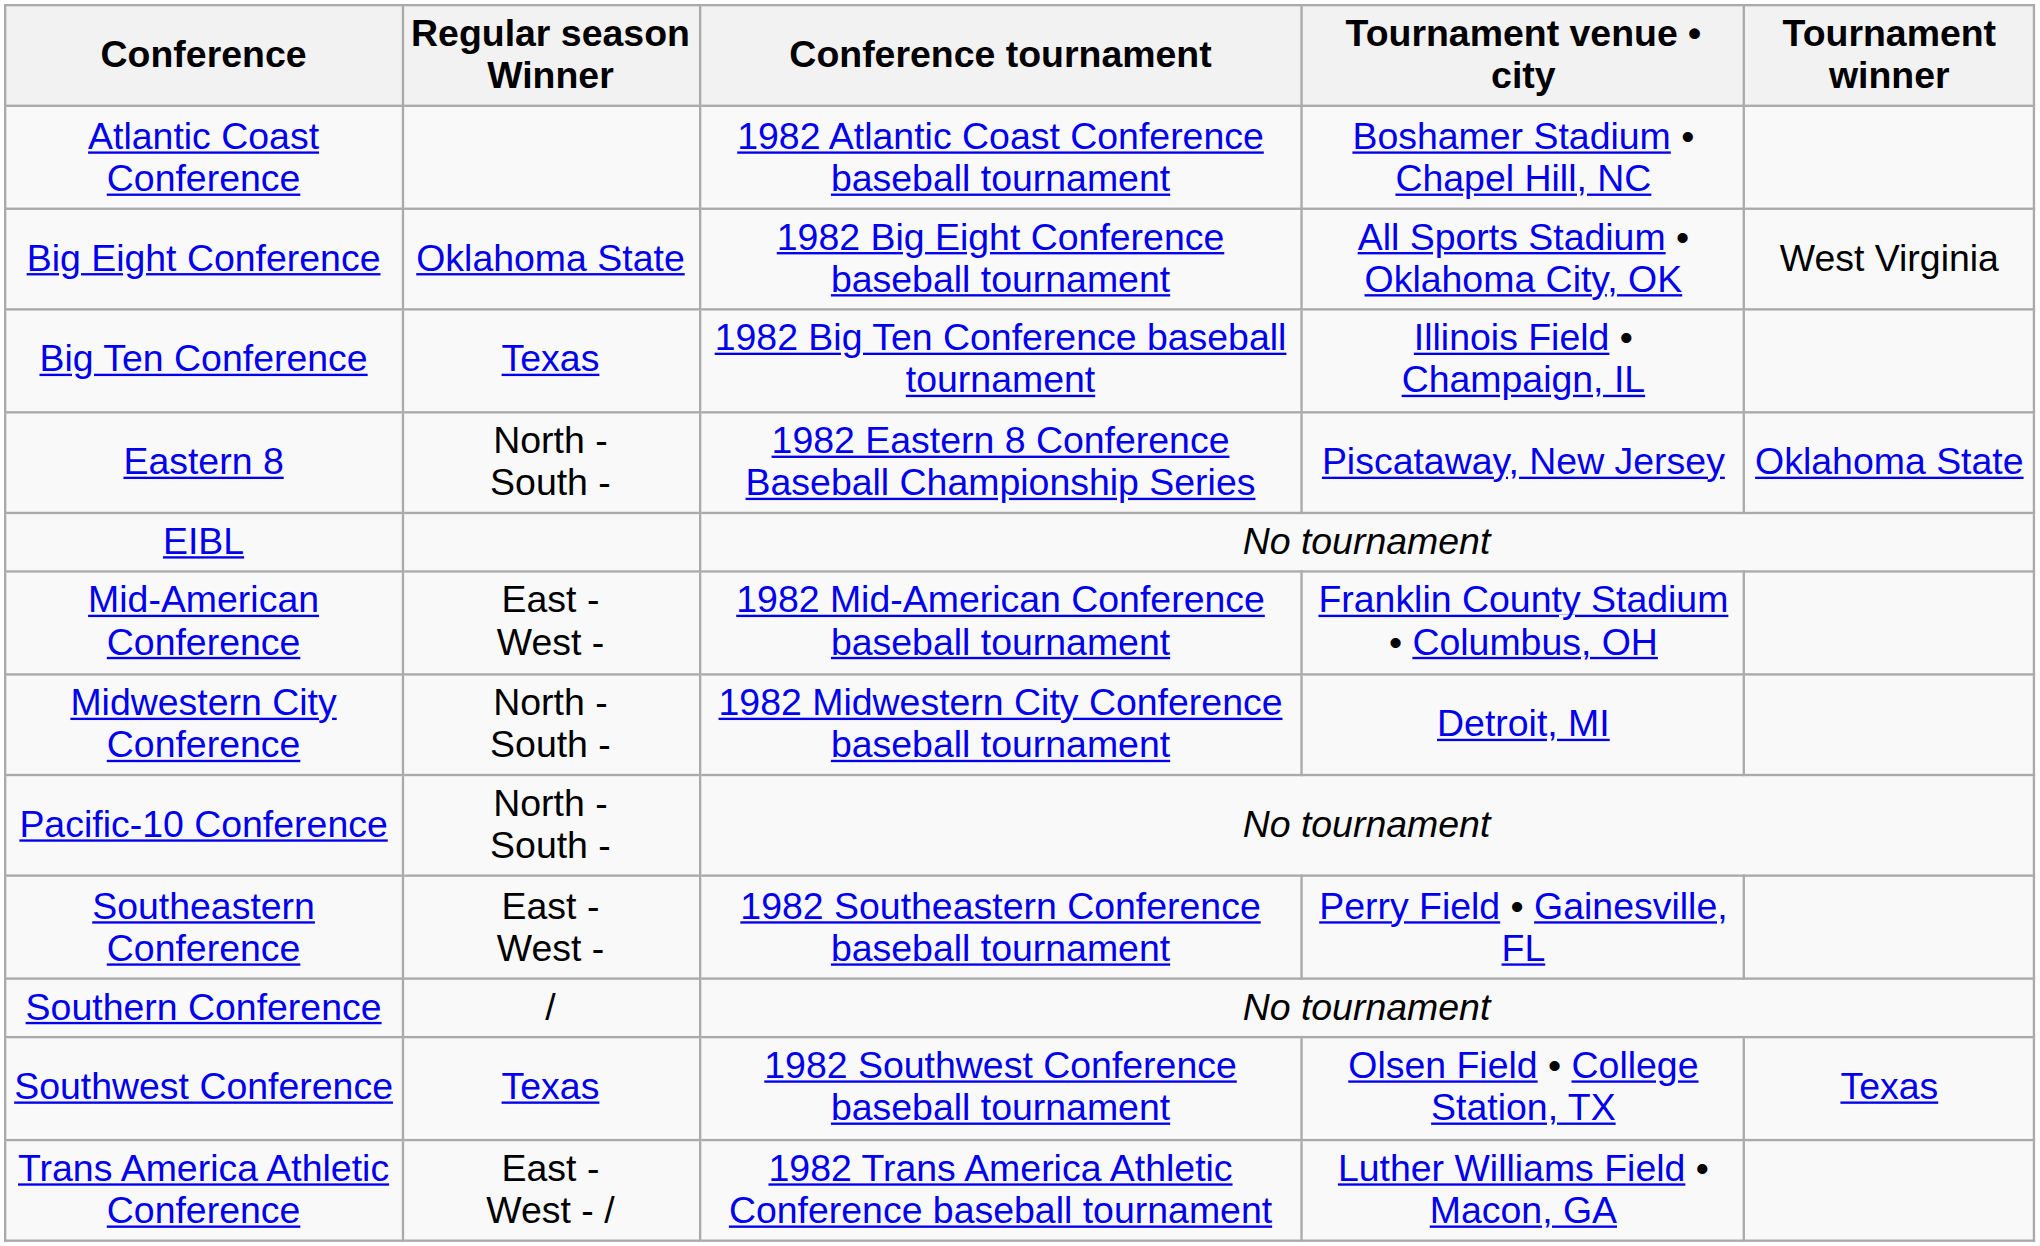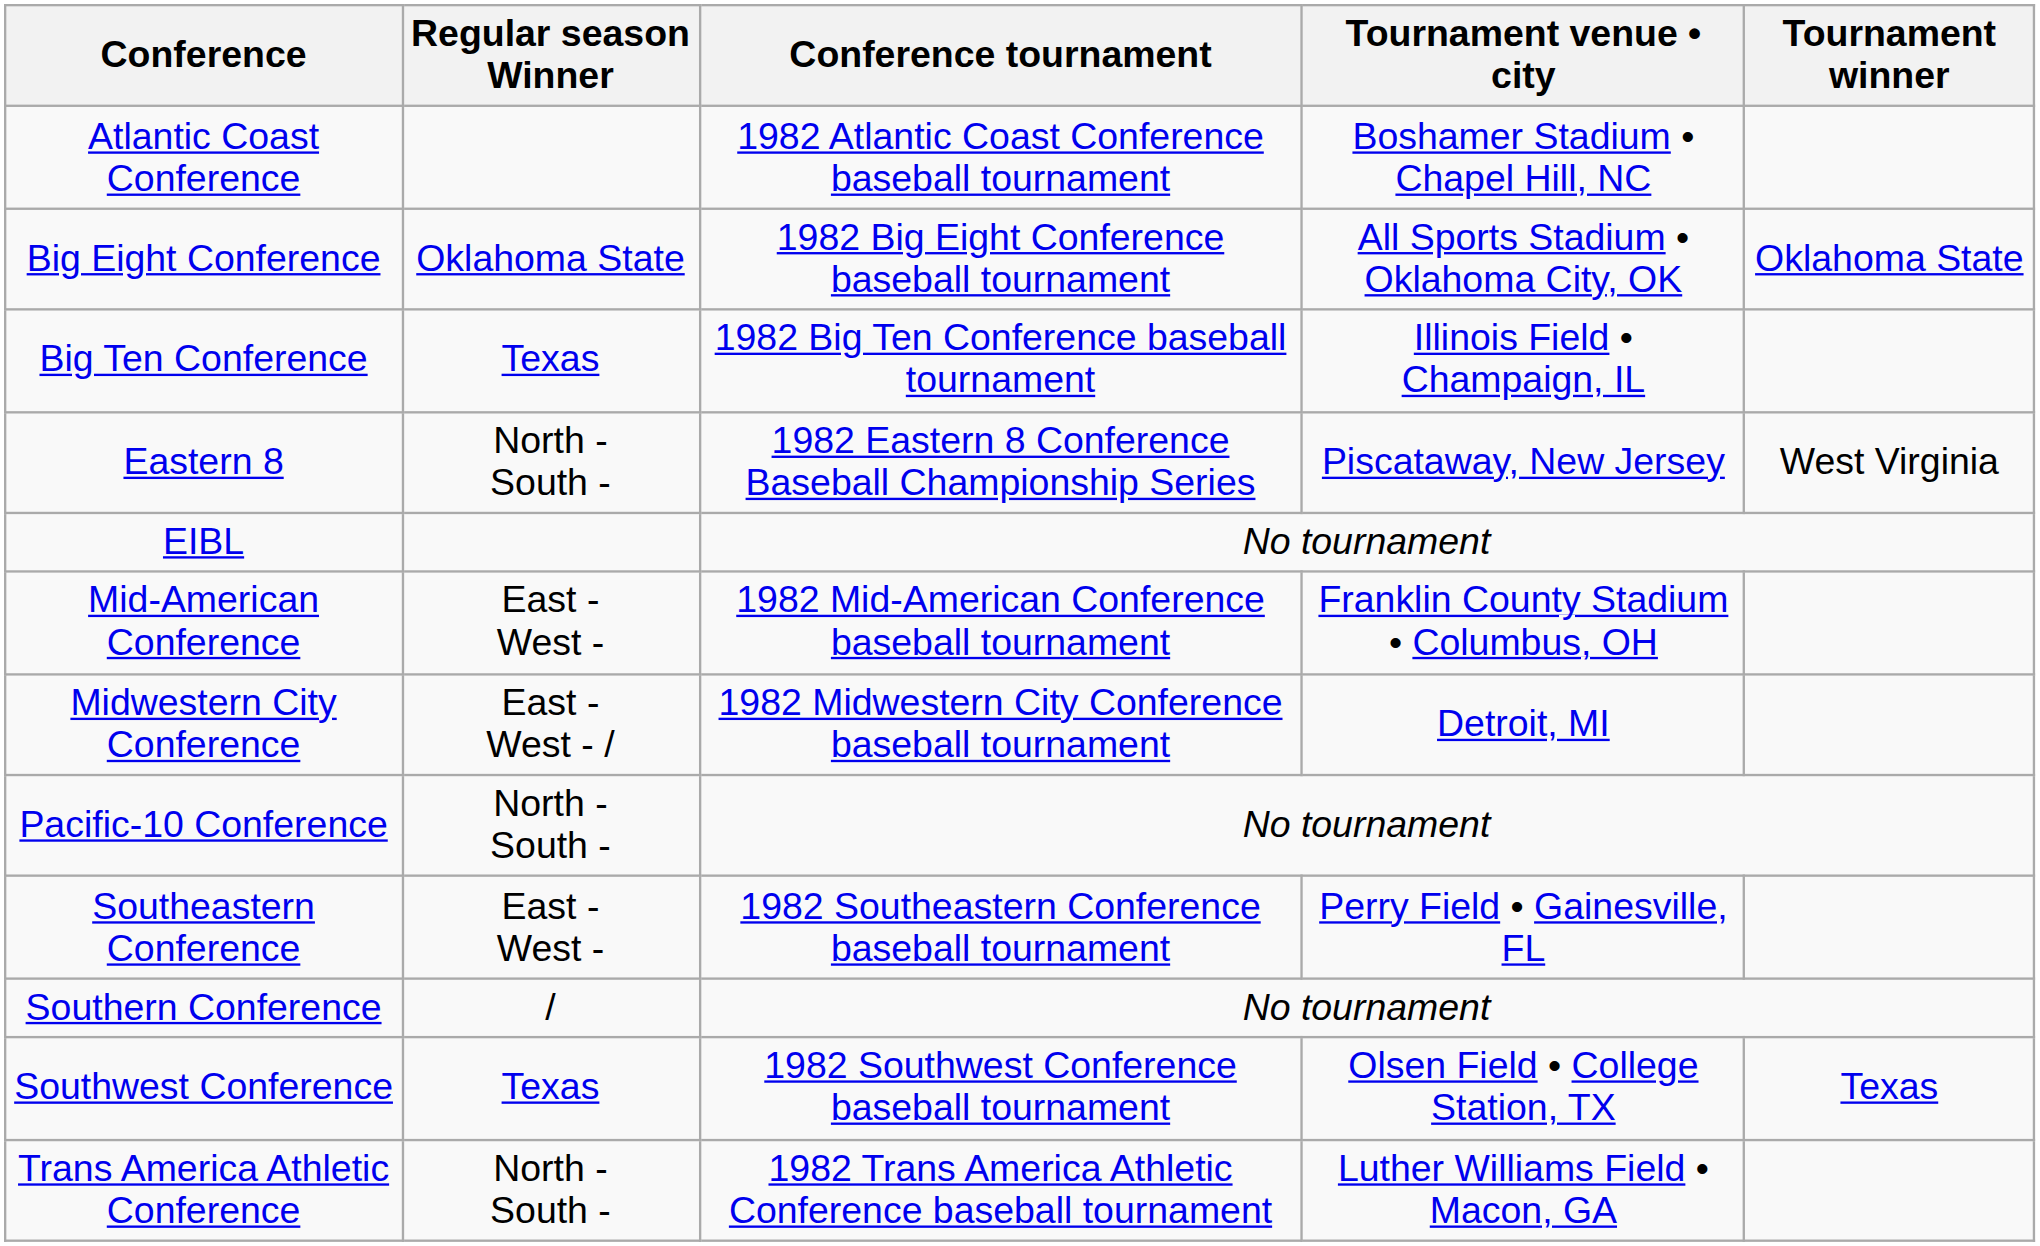(1889, 258) West Virginia -> (1889, 258) Oklahoma State
(1889, 461) Oklahoma State -> (1889, 461) West Virginia
(550, 723) North - South - -> (550, 723) East - West - /
(550, 1188) East - West - / -> (550, 1188) North - South -
